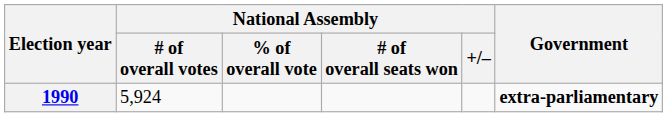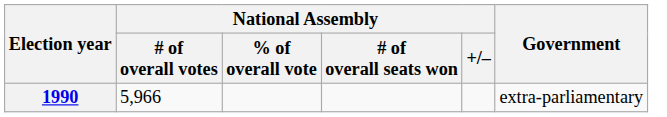(141, 97) 5,924 -> (141, 97) 5,966
(579, 97) bold -> (571, 97) normal
